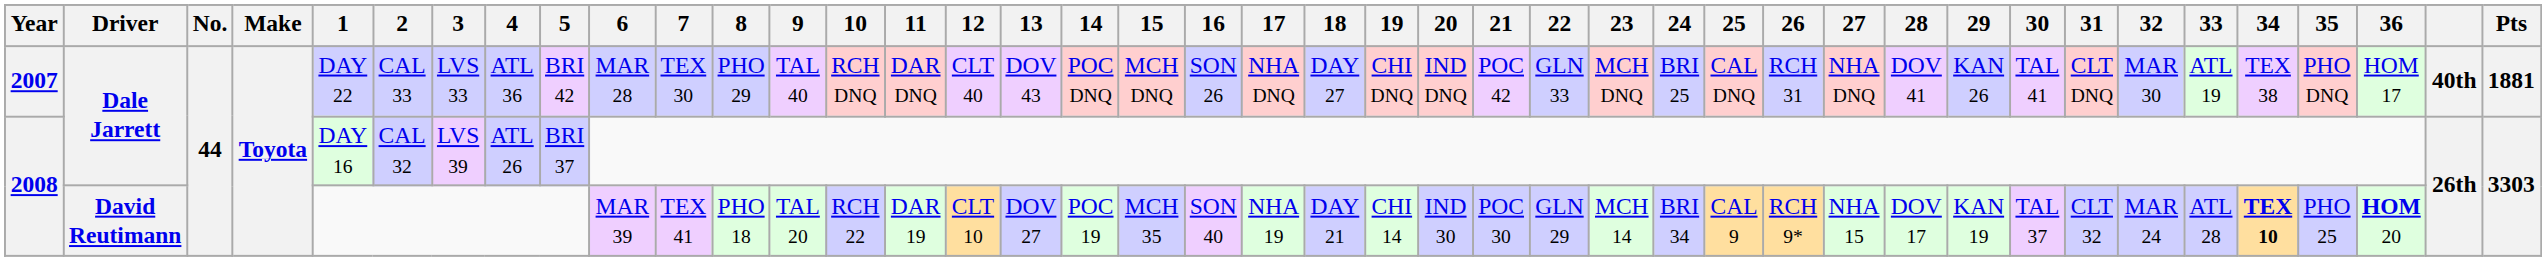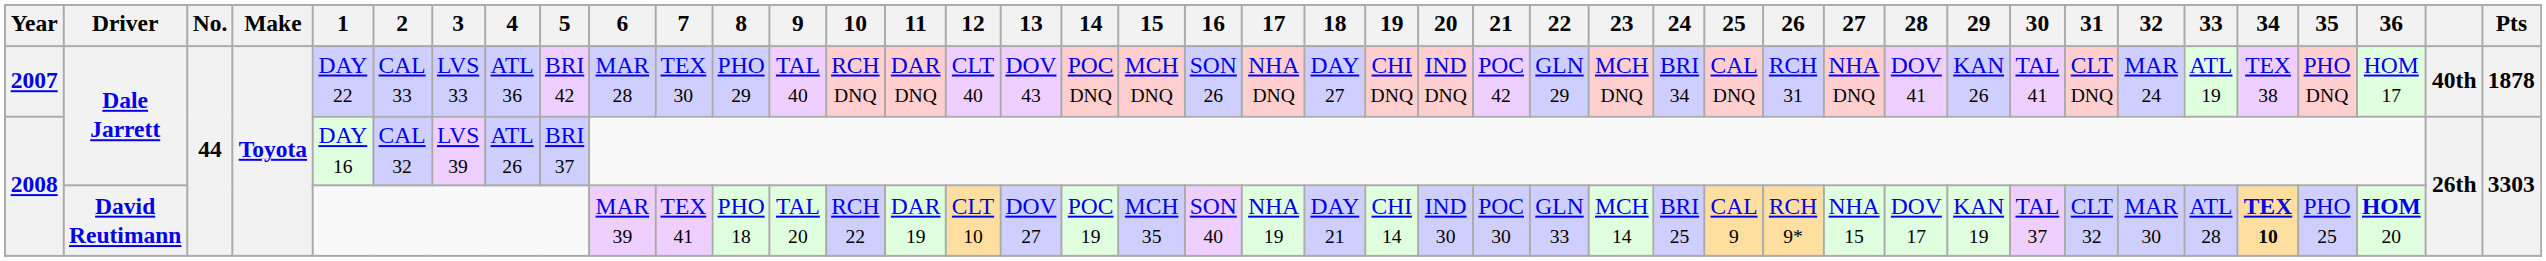(1559, 79) GLN 33 -> (1559, 79) GLN 29
(1680, 79) BRI 25 -> (1680, 79) BRI 34
(2151, 79) MAR 30 -> (2151, 79) MAR 24
(2511, 80) 1881 -> (2511, 80) 1878
(1559, 219) GLN 29 -> (1559, 219) GLN 33
(1680, 219) BRI 34 -> (1680, 219) BRI 25
(2151, 219) MAR 24 -> (2151, 219) MAR 30
